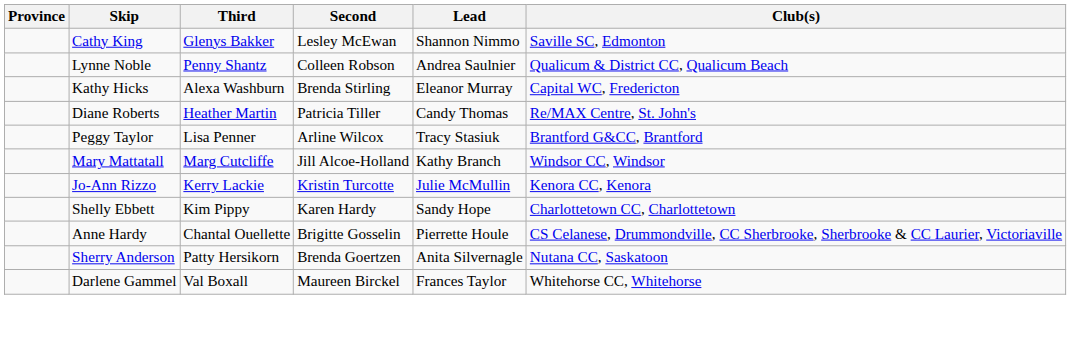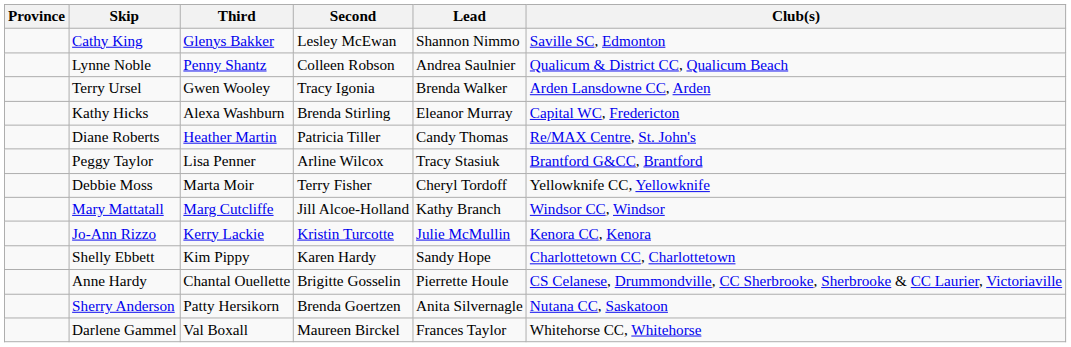+ row: (107, 88)
+ row: (112, 185)
